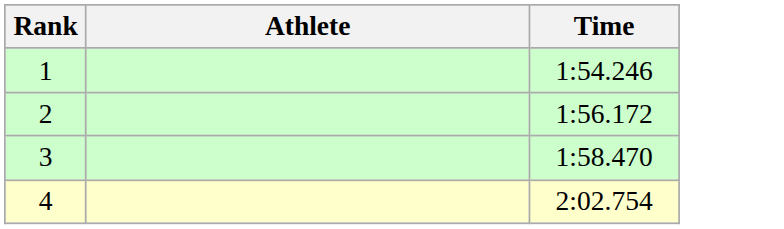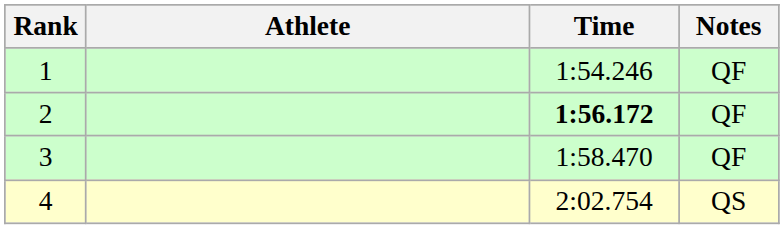+ column: (729, 26)
(604, 113) normal -> (604, 113) bold
